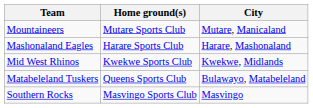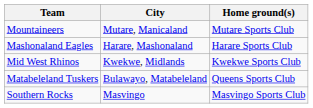columns swapped: (253, 12) <-> (150, 12)
